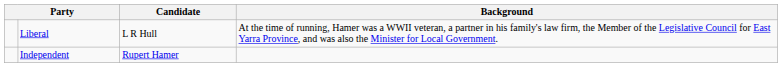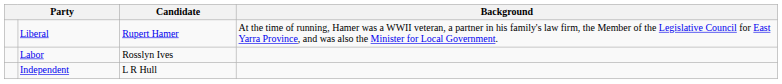(140, 33) L R Hull -> (150, 33) Rupert Hamer
+ row: (32, 54)
(150, 54) Rupert Hamer -> (140, 70) L R Hull
